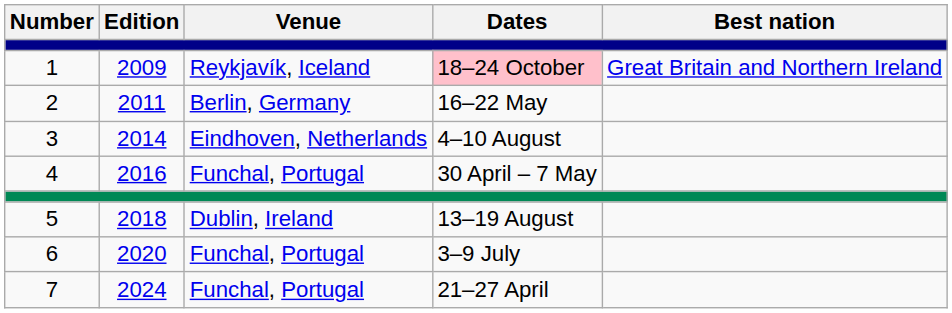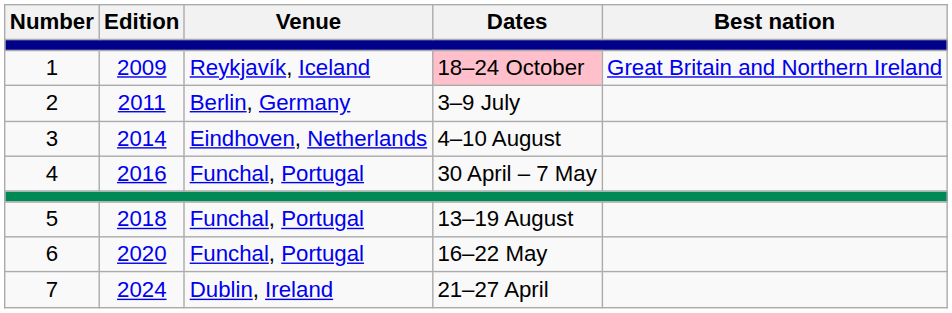(492, 102) 16–22 May -> (479, 102) 3–9 July
(261, 218) Dublin, Ireland -> (277, 218) Funchal, Portugal
(479, 254) 3–9 July -> (492, 254) 16–22 May
(277, 289) Funchal, Portugal -> (261, 289) Dublin, Ireland
